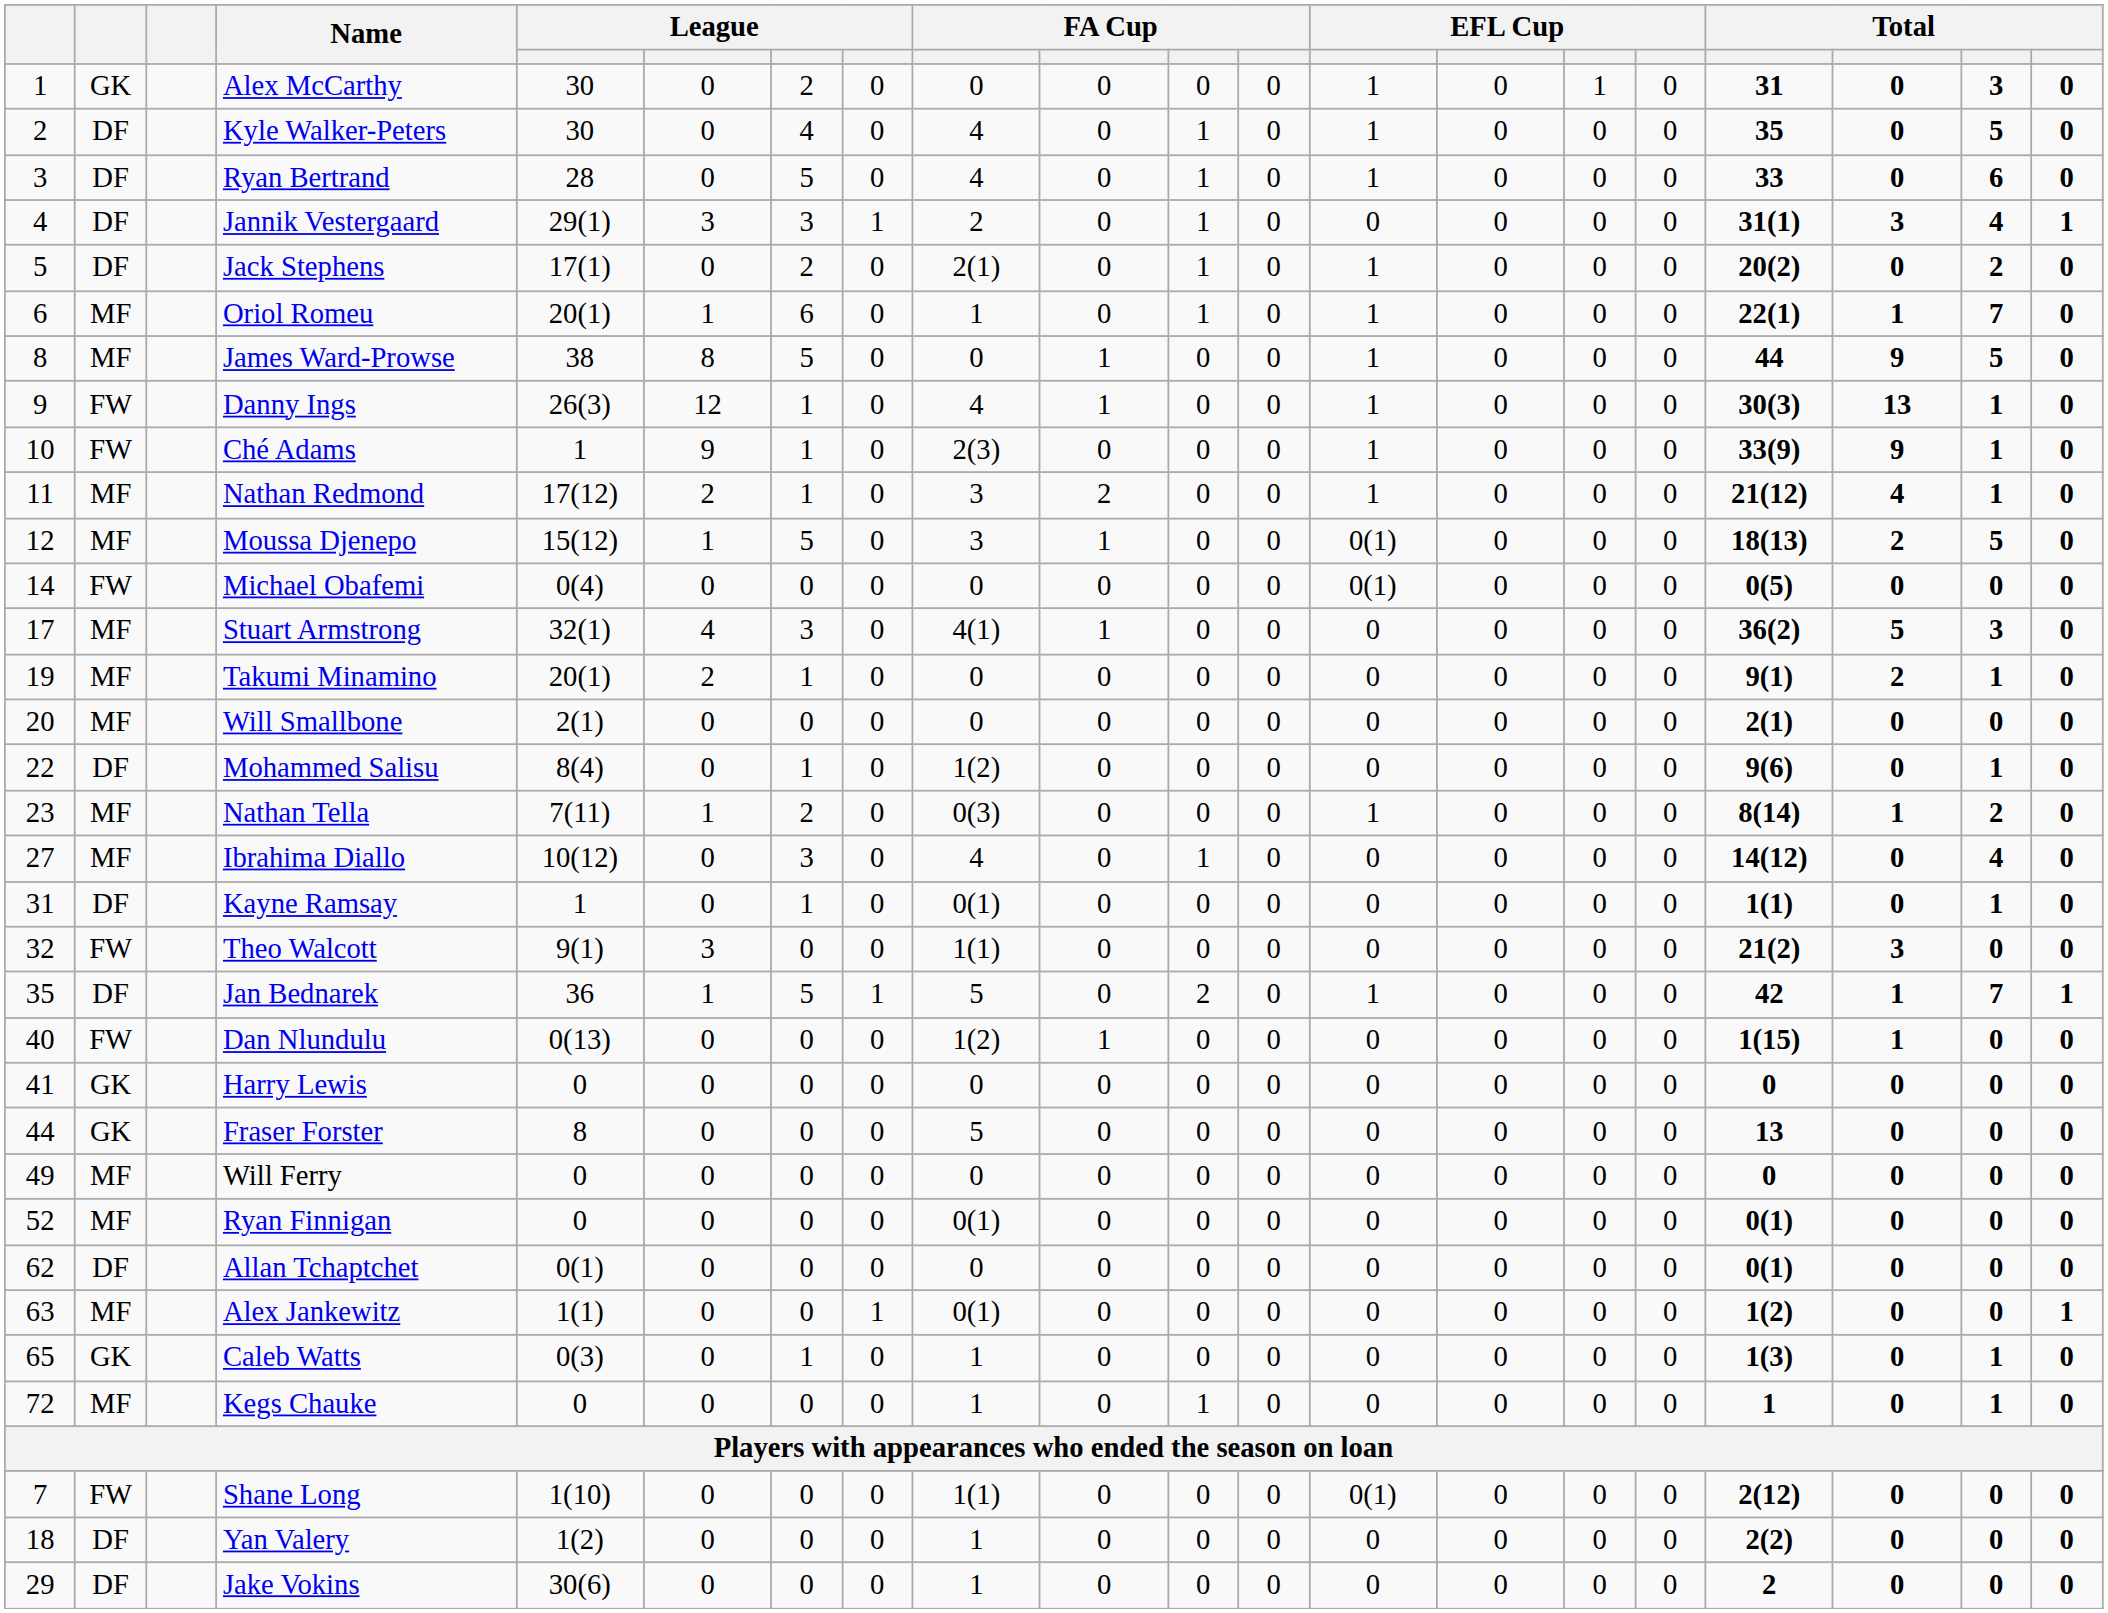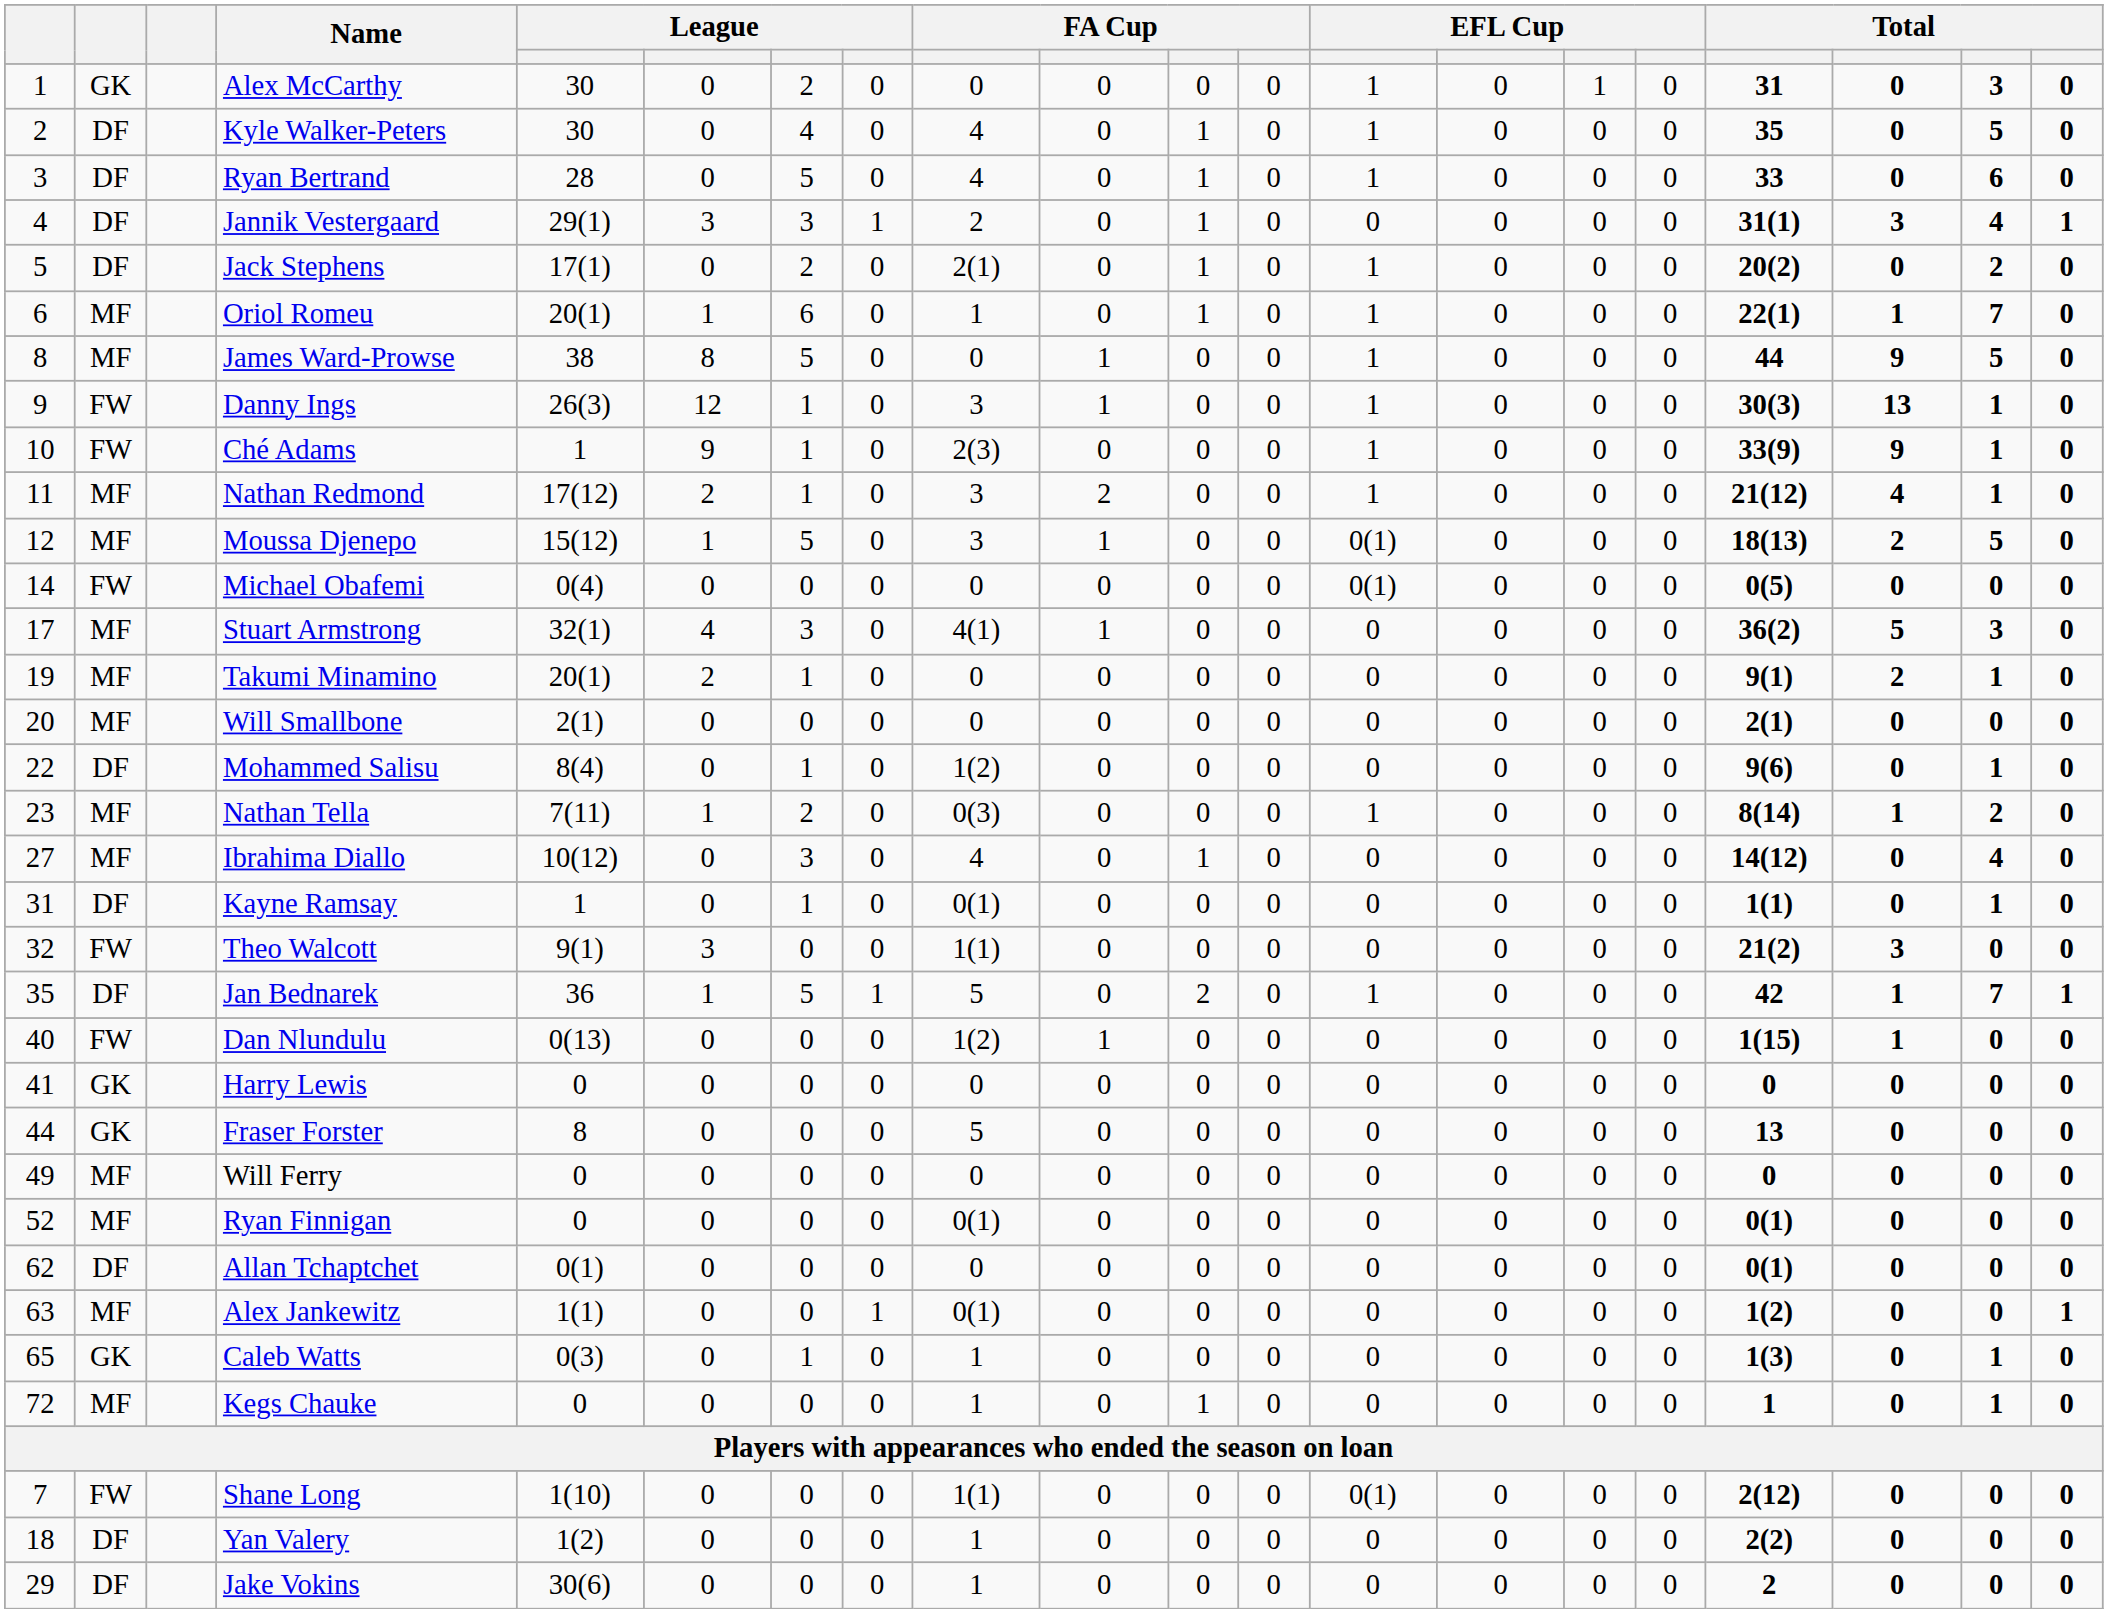(976, 403) 4 -> (976, 403) 3
